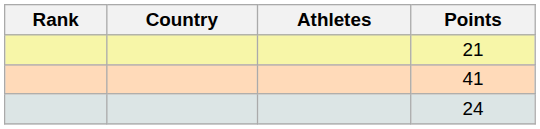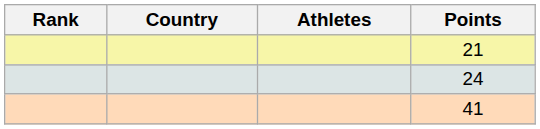rows swapped: (473, 109) <-> (473, 80)
